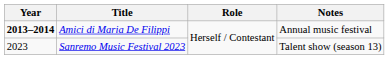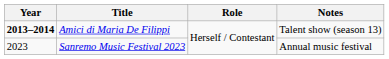(326, 29) Annual music festival -> (330, 29) Talent show (season 13)
(330, 46) Talent show (season 13) -> (326, 46) Annual music festival
